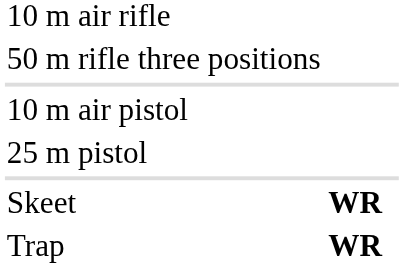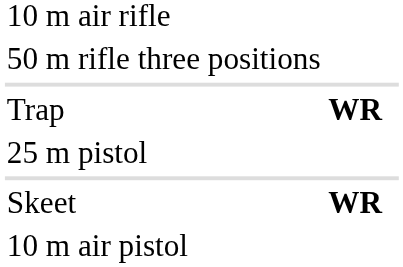rows swapped: (97, 109) <-> (36, 246)
